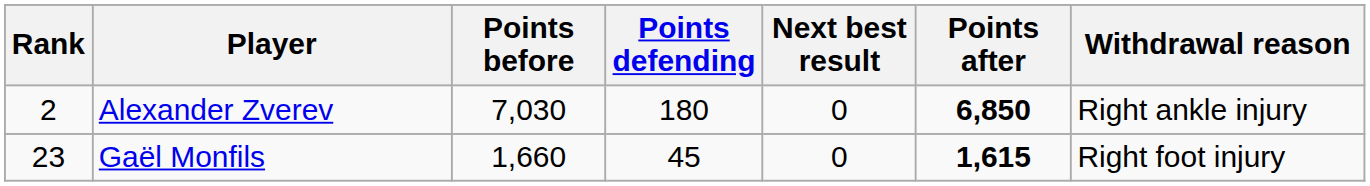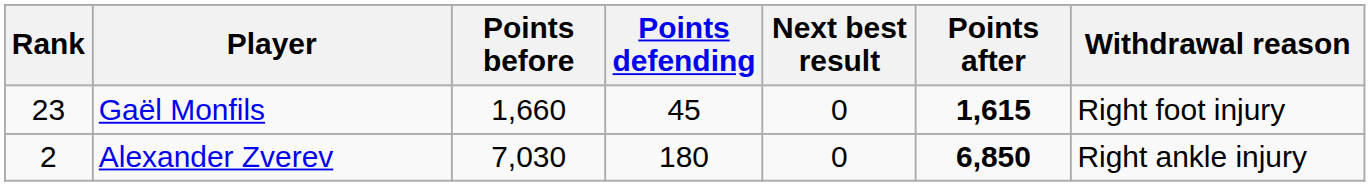rows swapped: (216, 109) <-> (182, 156)
